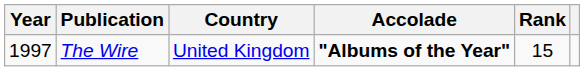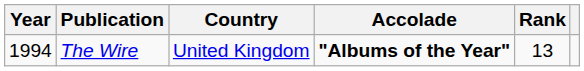(30, 50) 1997 -> (30, 50) 1994
(542, 50) 15 -> (542, 50) 13
